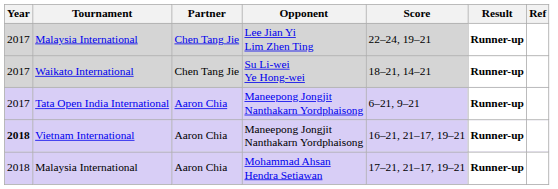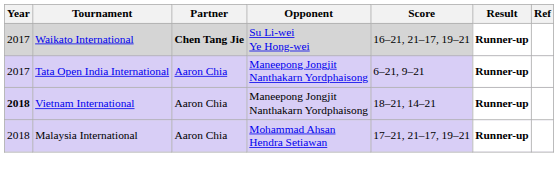- row: (86, 39)
(207, 71) normal -> (209, 39) bold
(400, 71) 18–21, 14–21 -> (422, 39) 16–21, 21–17, 19–21
(417, 136) 16–21, 21–17, 19–21 -> (405, 104) 18–21, 14–21
